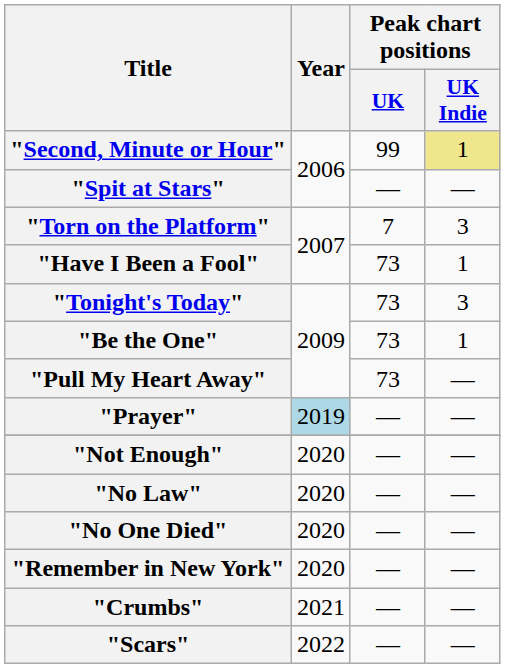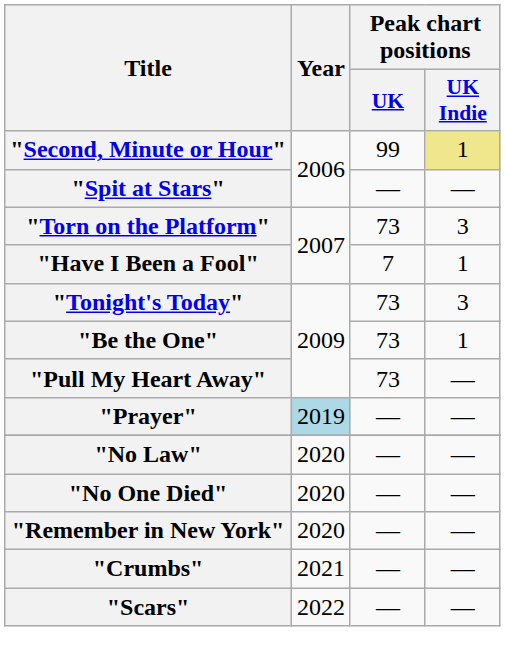(388, 225) 7 -> (388, 225) 73
(388, 263) 73 -> (388, 263) 7
- row: (148, 454)
